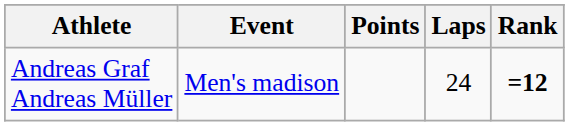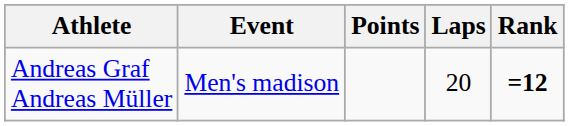(459, 83) 24 -> (459, 83) 20
